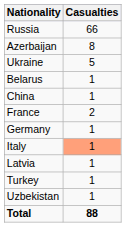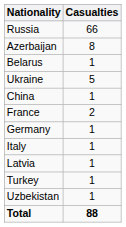rows swapped: (25, 63) <-> (25, 79)
(92, 146) lightsalmon background -> (92, 146) no background
